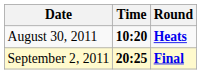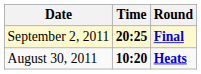rows swapped: (52, 36) <-> (58, 58)
